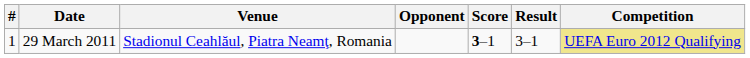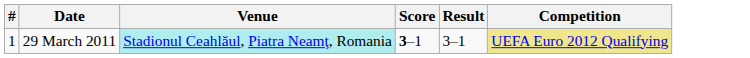- column: (432, 16)
(258, 41) no background -> (258, 41) paleturquoise background
